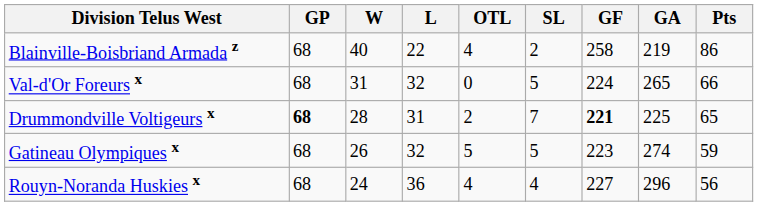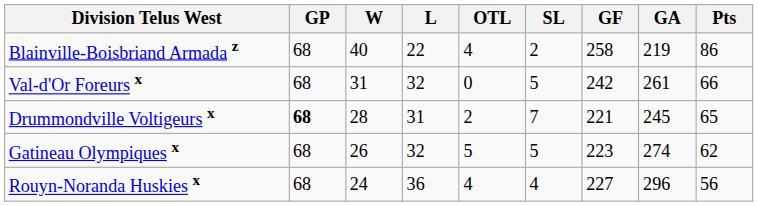(600, 83) 224 -> (600, 83) 242
(657, 83) 265 -> (657, 83) 261
(600, 117) bold -> (600, 117) normal
(657, 117) 225 -> (657, 117) 245
(709, 150) 59 -> (709, 150) 62
